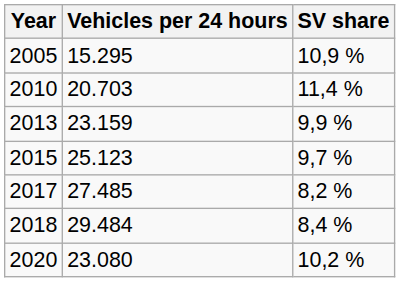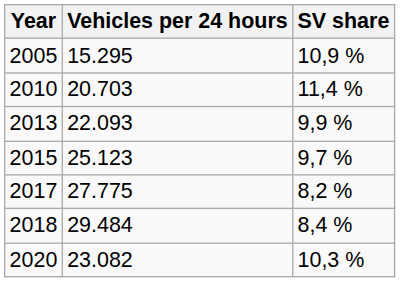(100, 123) 23.159 -> (100, 123) 22.093
(100, 191) 27.485 -> (100, 191) 27.775
(100, 259) 23.080 -> (100, 259) 23.082
(331, 259) 10,2 % -> (331, 259) 10,3 %
